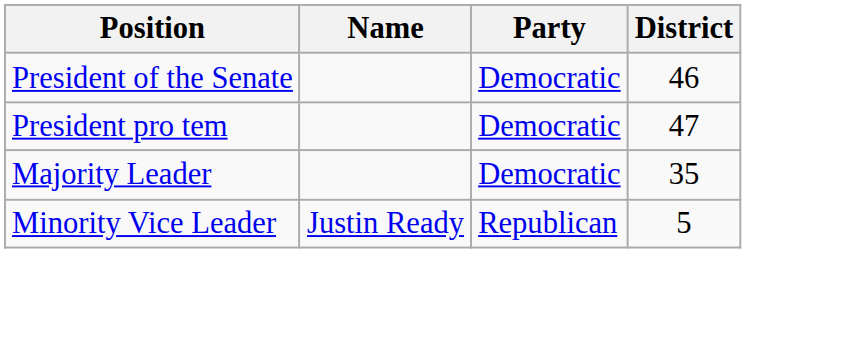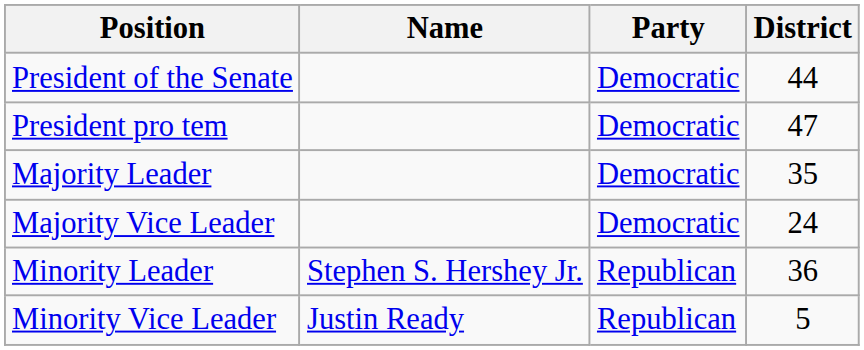(684, 77) 46 -> (803, 77) 44
+ row: (143, 222)
+ row: (113, 271)
